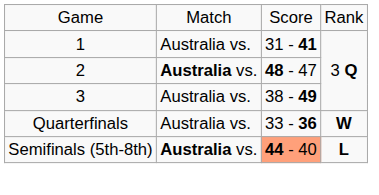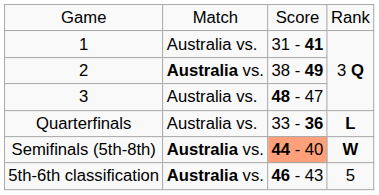(291, 70) 48 - 47 -> (297, 70) 38 - 49
(291, 96) 38 - 49 -> (297, 96) 48 - 47
(344, 123) W -> (350, 123) L
(344, 149) L -> (350, 149) W
+ row: (84, 176)
